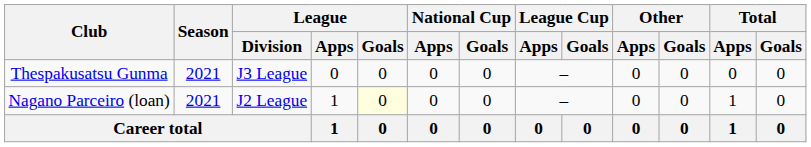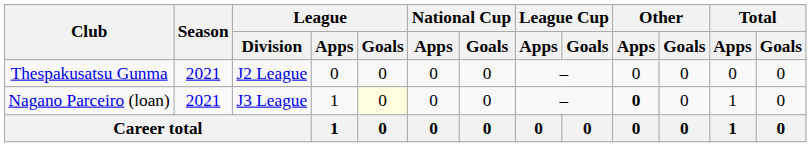(272, 73) J3 League -> (272, 73) J2 League
(272, 100) J2 League -> (272, 100) J3 League
(636, 100) normal -> (636, 100) bold
